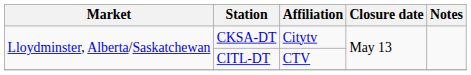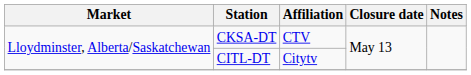(300, 37) Citytv -> (296, 37) CTV
(296, 59) CTV -> (300, 59) Citytv
